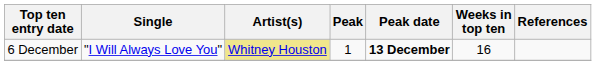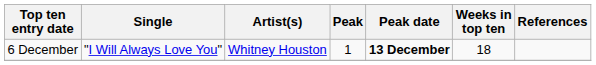(277, 49) khaki background -> (277, 49) no background
(484, 49) 16 -> (484, 49) 18
